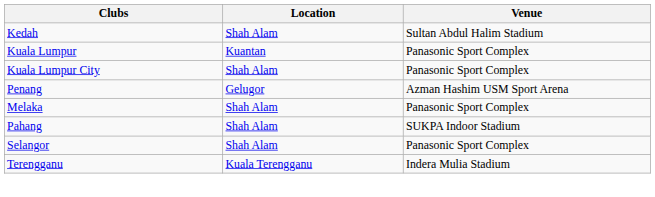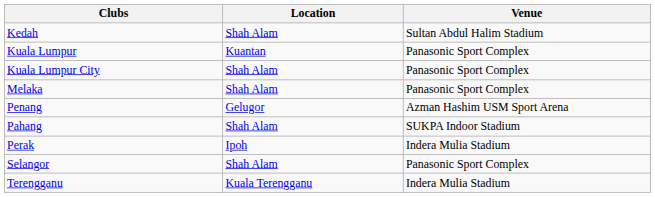rows swapped: (25, 88) <-> (25, 107)
+ row: (21, 145)
